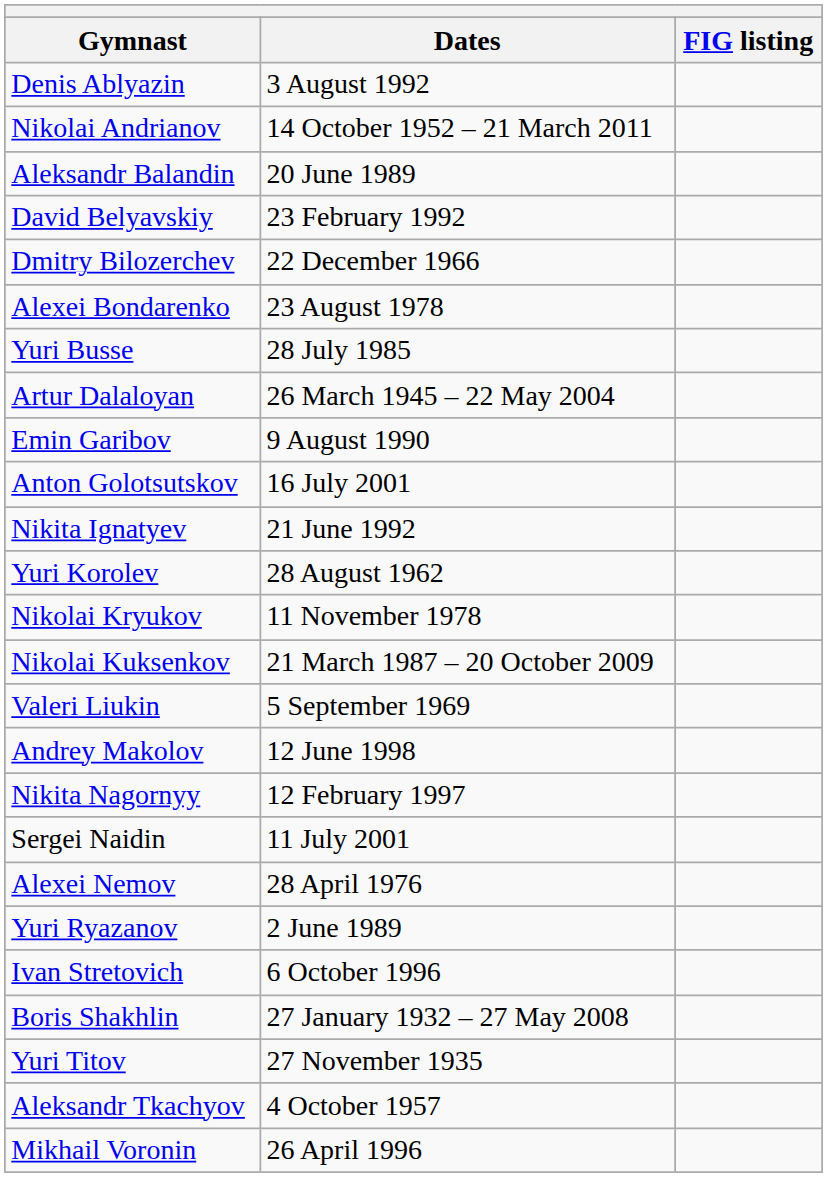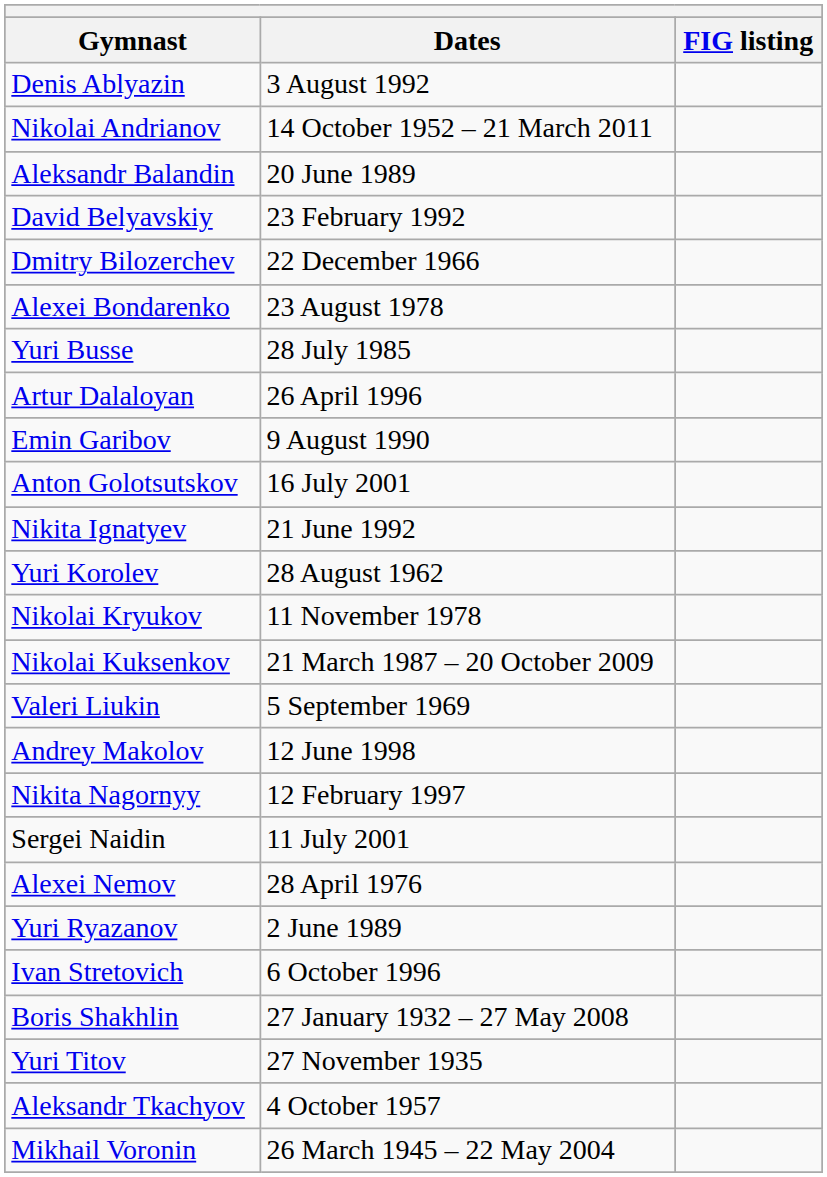(441, 394) 26 March 1945 – 22 May 2004 -> (344, 394) 26 April 1996
(344, 1149) 26 April 1996 -> (441, 1149) 26 March 1945 – 22 May 2004
